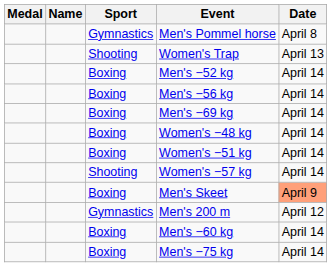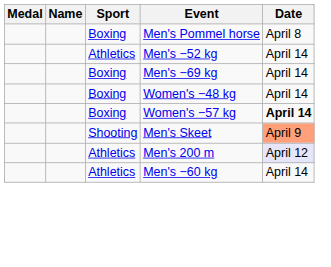(121, 34) Gymnastics -> (107, 34) Boxing
- row: (199, 53)
(107, 73) Boxing -> (112, 53) Athletics
- row: (196, 93)
- row: (205, 152)
(113, 172) Shooting -> (107, 113) Boxing
(303, 172) normal -> (289, 113) bold
(107, 192) Boxing -> (113, 133) Shooting
(121, 212) Gymnastics -> (112, 152) Athletics
(303, 212) no background -> (287, 152) lavender background
(107, 232) Boxing -> (112, 172) Athletics
- row: (196, 251)
